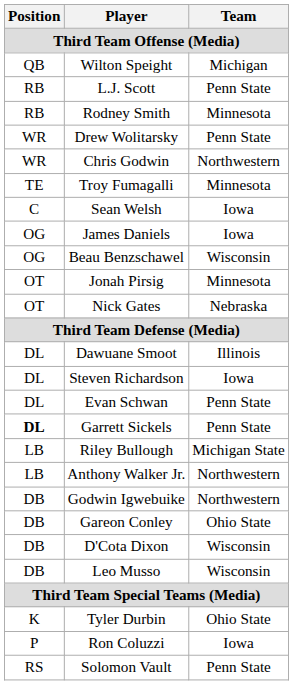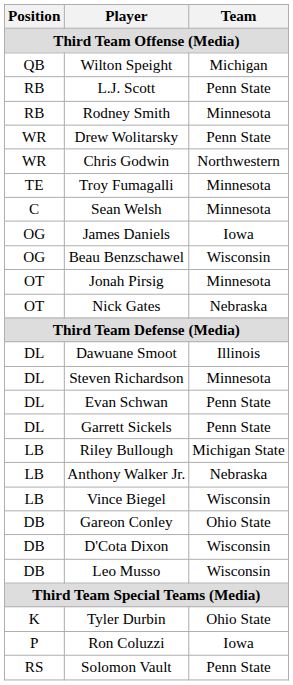(239, 209) Iowa -> (239, 209) Minnesota
(239, 378) Iowa -> (239, 378) Minnesota
(34, 426) bold -> (34, 426) normal
(239, 474) Northwestern -> (239, 474) Nebraska
+ row: (126, 498)
- row: (126, 498)
